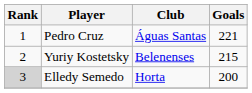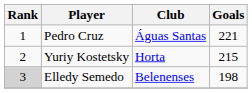(165, 56) Belenenses -> (150, 56) Horta
(150, 77) Horta -> (165, 77) Belenenses
(228, 77) 200 -> (228, 77) 198
